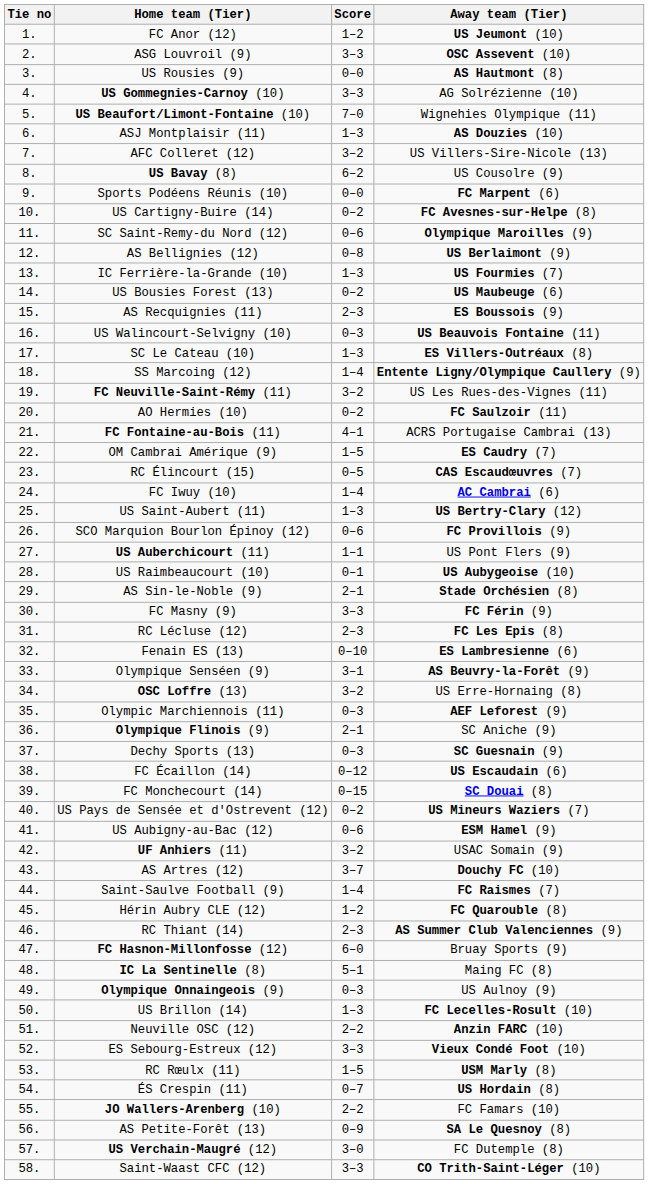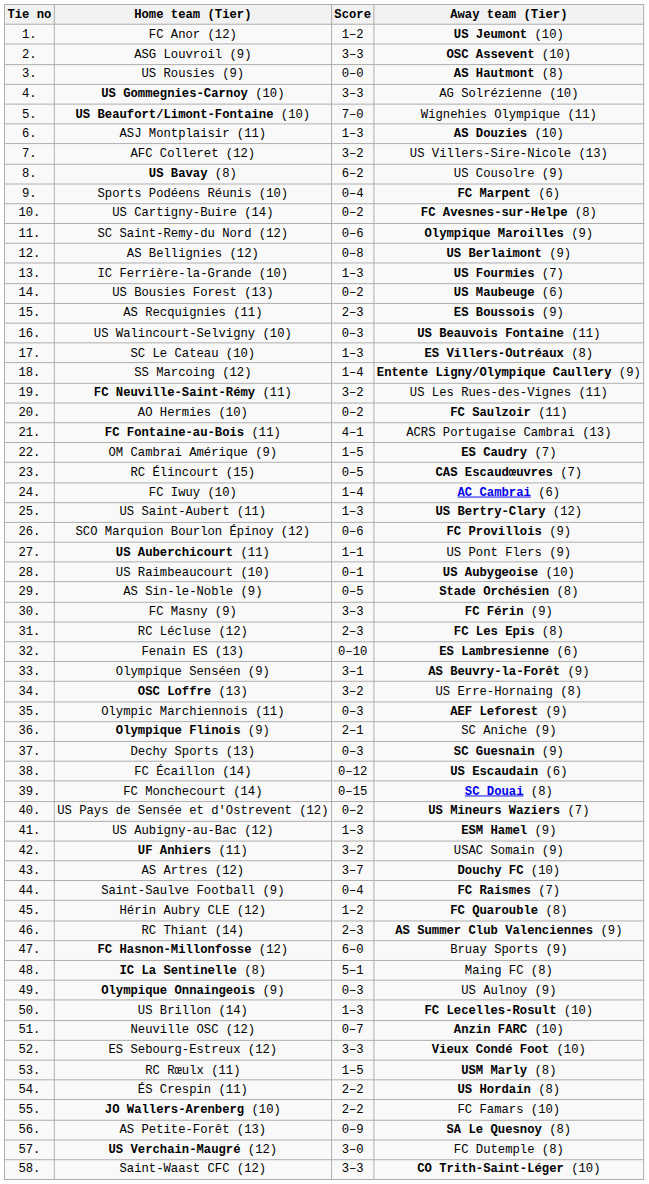(353, 194) 0–0 -> (353, 194) 0–4
(353, 592) 2–1 -> (353, 592) 0–5
(353, 831) 0–6 -> (353, 831) 1–3
(353, 891) 1–4 -> (353, 891) 0–4
(353, 1030) 2–2 -> (353, 1030) 0–7
(353, 1090) 0–7 -> (353, 1090) 2–2
